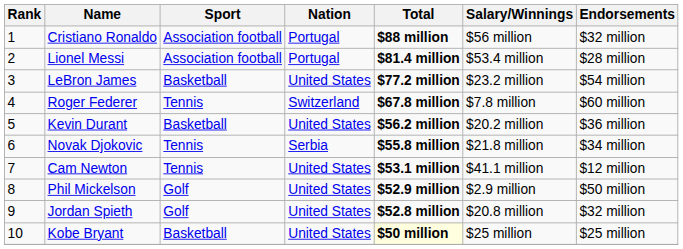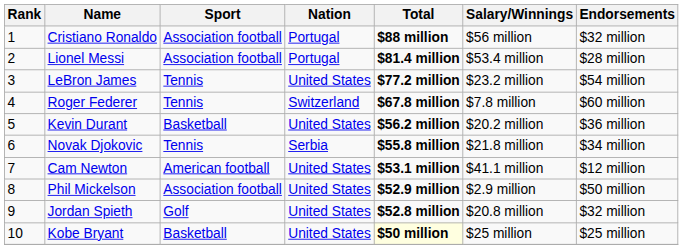(195, 80) Basketball -> (183, 80) Tennis
(183, 168) Tennis -> (216, 168) American football
(176, 189) Golf -> (223, 189) Association football
